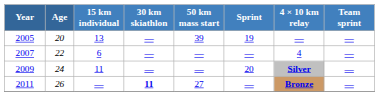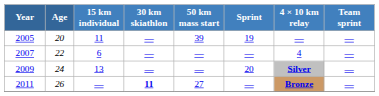(99, 38) 13 -> (99, 38) 11
(99, 69) 11 -> (99, 69) 13
